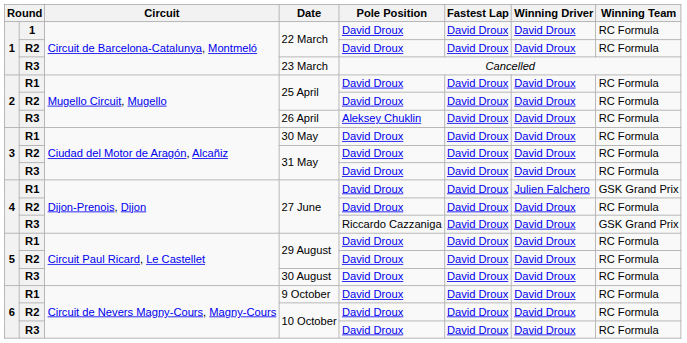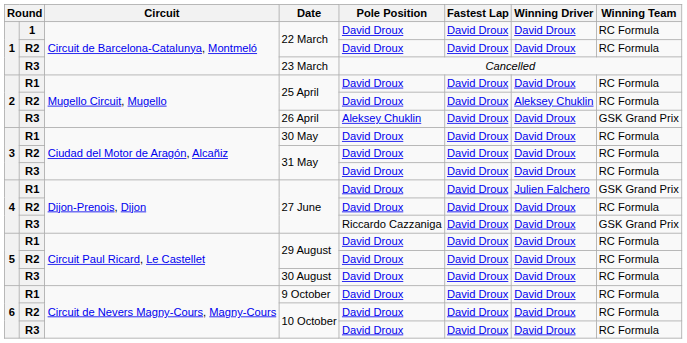(545, 101) David Droux -> (554, 101) Aleksey Chuklin
(629, 118) RC Formula -> (639, 118) GSK Grand Prix
